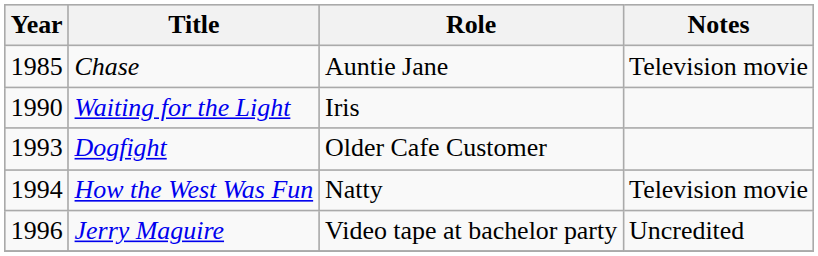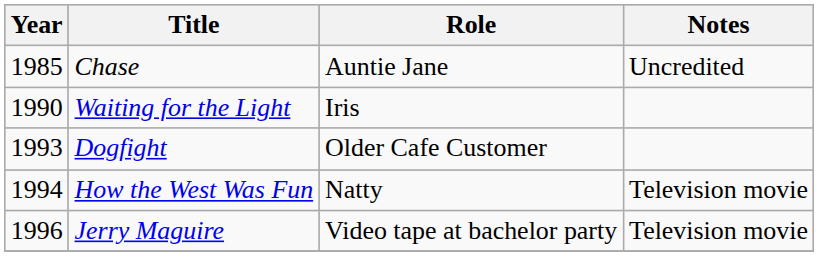(719, 66) Television movie -> (687, 66) Uncredited
(687, 230) Uncredited -> (719, 230) Television movie
